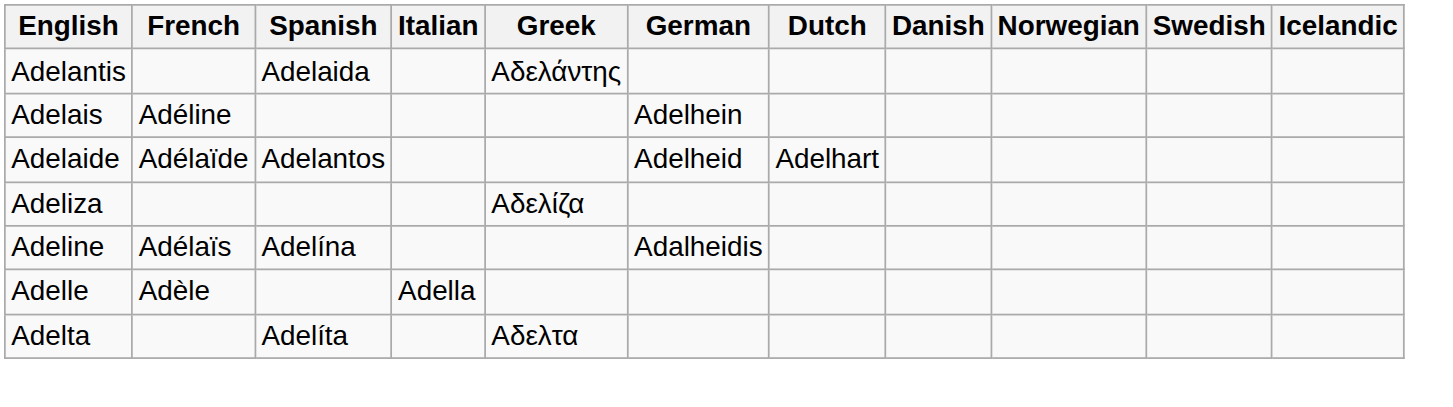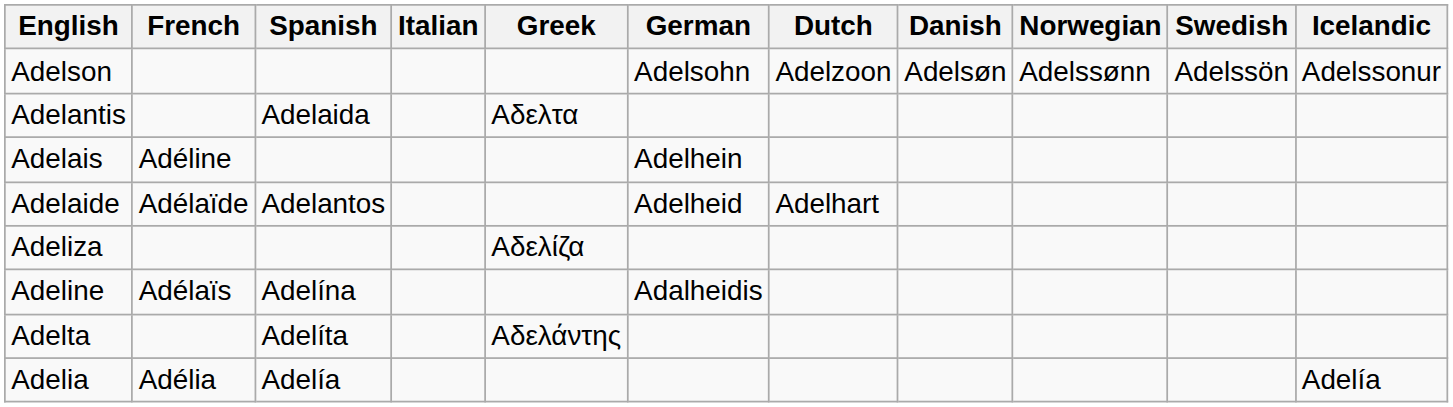+ row: (62, 70)
(556, 70) Αδελάντης -> (535, 114) Αδελτα
- row: (50, 291)
(535, 335) Αδελτα -> (556, 335) Αδελάντης
+ row: (50, 379)
